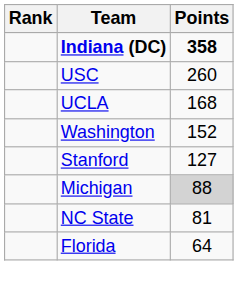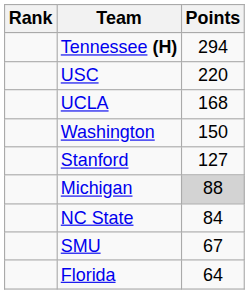- row: (114, 47)
+ row: (119, 47)
(202, 75) 260 -> (213, 75) 220
(202, 132) 152 -> (213, 132) 150
(202, 217) 81 -> (213, 217) 84
+ row: (81, 246)
